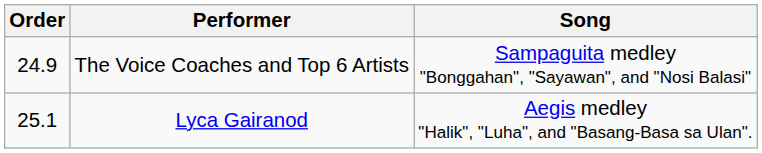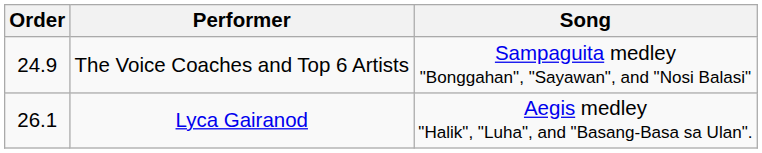(37, 120) 25.1 -> (37, 120) 26.1
